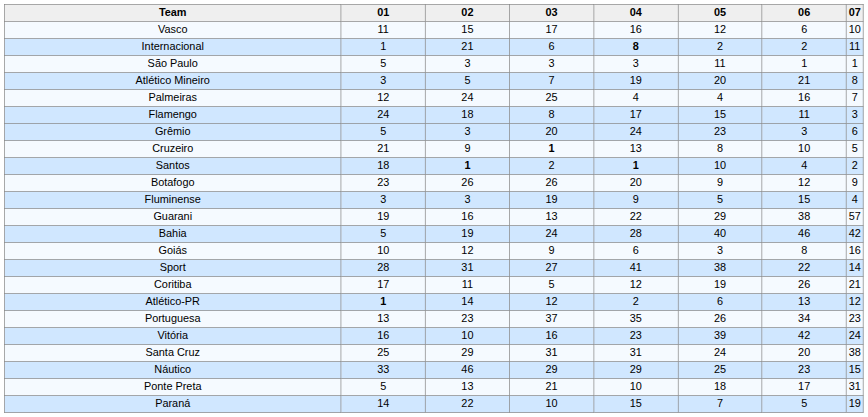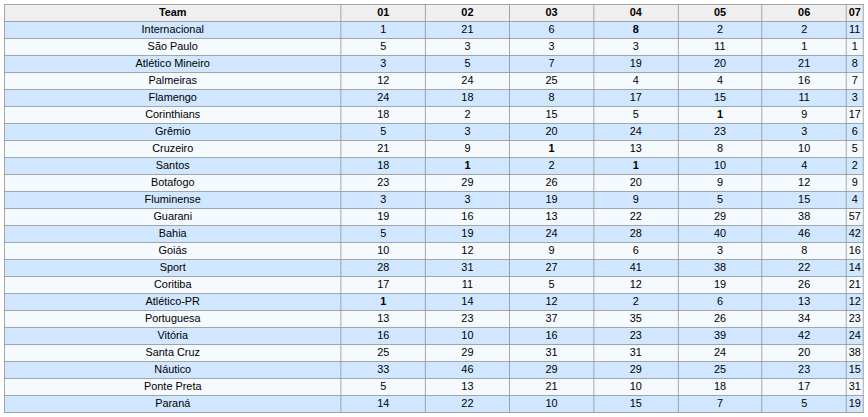- row: (173, 29)
+ row: (173, 114)
(467, 182) 26 -> (467, 182) 29
